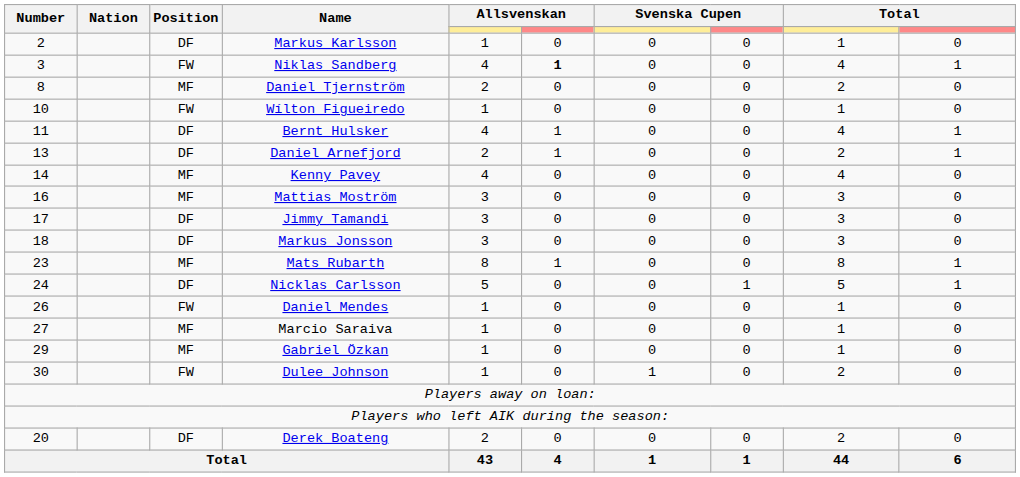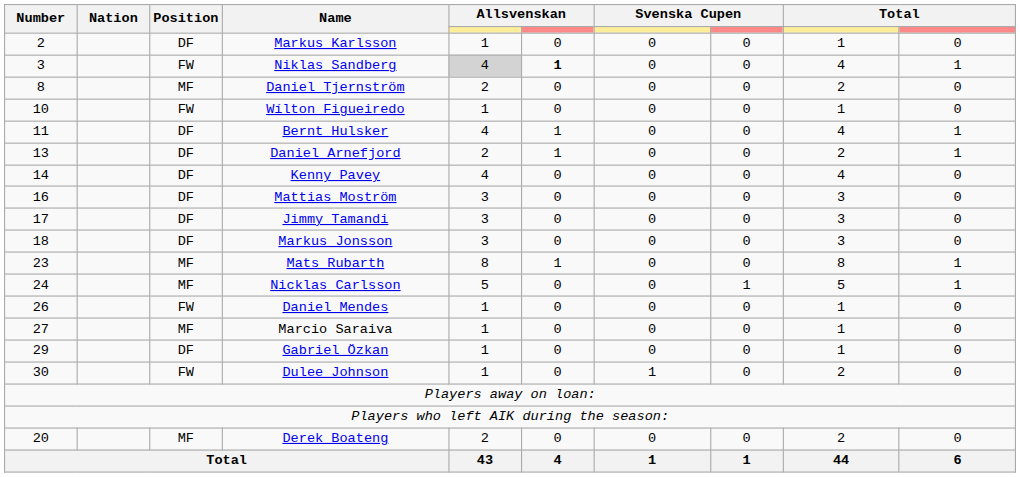(485, 66) no background -> (485, 66) lightgrey background
(186, 176) MF -> (186, 176) DF
(186, 198) MF -> (186, 198) DF
(186, 286) DF -> (186, 286) MF
(186, 351) MF -> (186, 351) DF
(186, 439) DF -> (186, 439) MF
